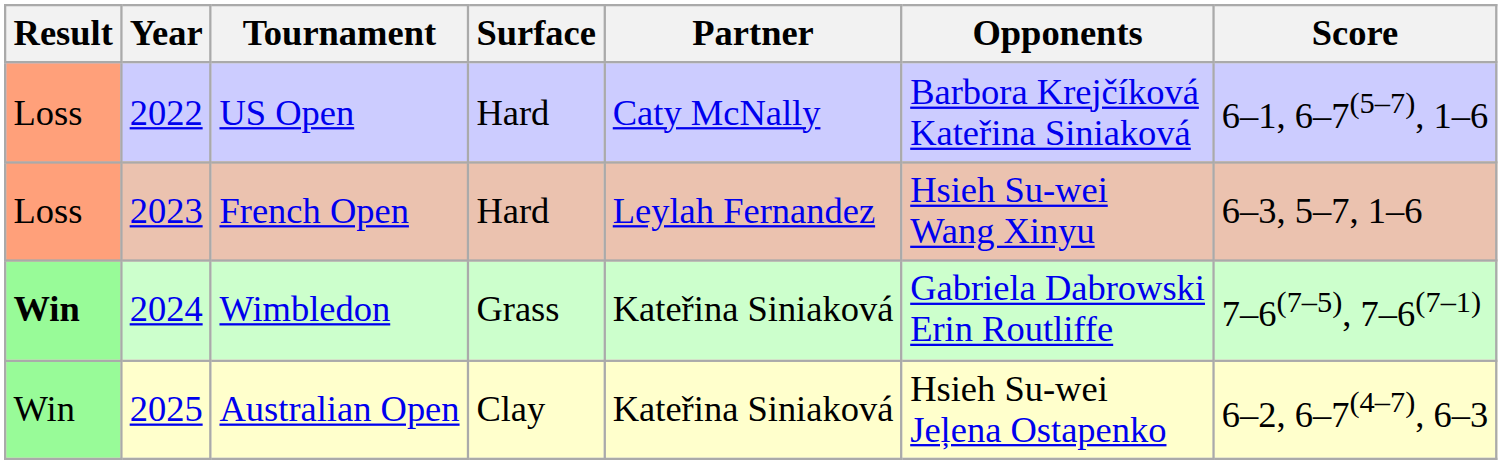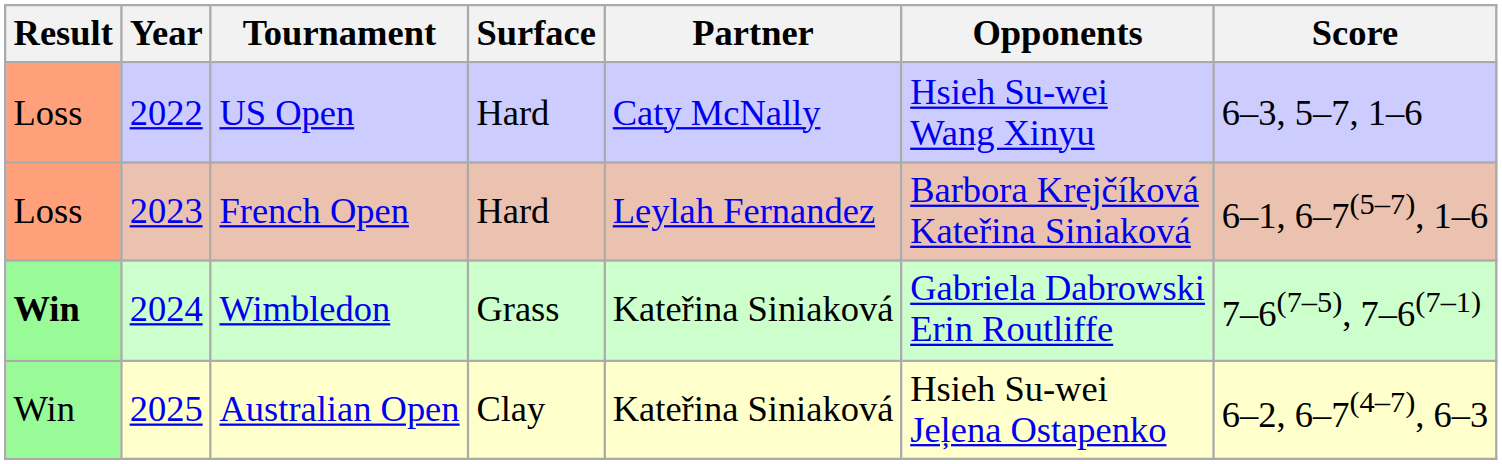(1055, 111) Barbora Krejčíková Kateřina Siniaková -> (1009, 111) Hsieh Su-wei Wang Xinyu
(1355, 111) 6–1, 6–7(5–7), 1–6 -> (1322, 111) 6–3, 5–7, 1–6
(1009, 210) Hsieh Su-wei Wang Xinyu -> (1055, 210) Barbora Krejčíková Kateřina Siniaková
(1322, 210) 6–3, 5–7, 1–6 -> (1355, 210) 6–1, 6–7(5–7), 1–6
